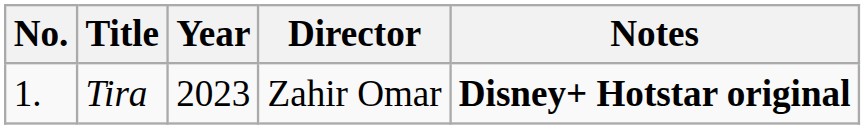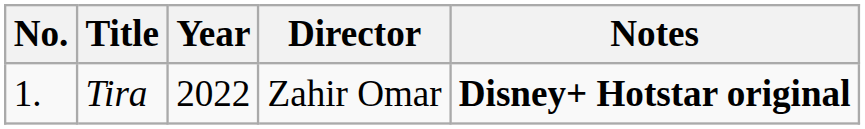(213, 92) 2023 -> (213, 92) 2022
